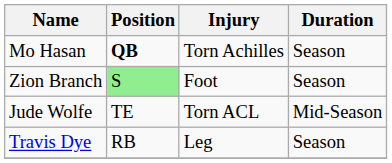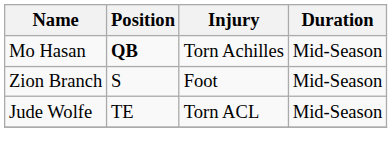(319, 50) Season -> (338, 50) Mid-Season
(116, 81) lightgreen background -> (116, 81) no background
(319, 81) Season -> (338, 81) Mid-Season
- row: (50, 142)
